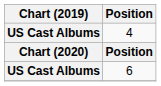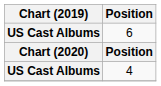rows swapped: (129, 71) <-> (129, 33)
